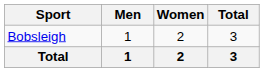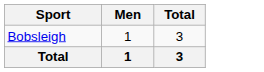- column: (181, 15)
